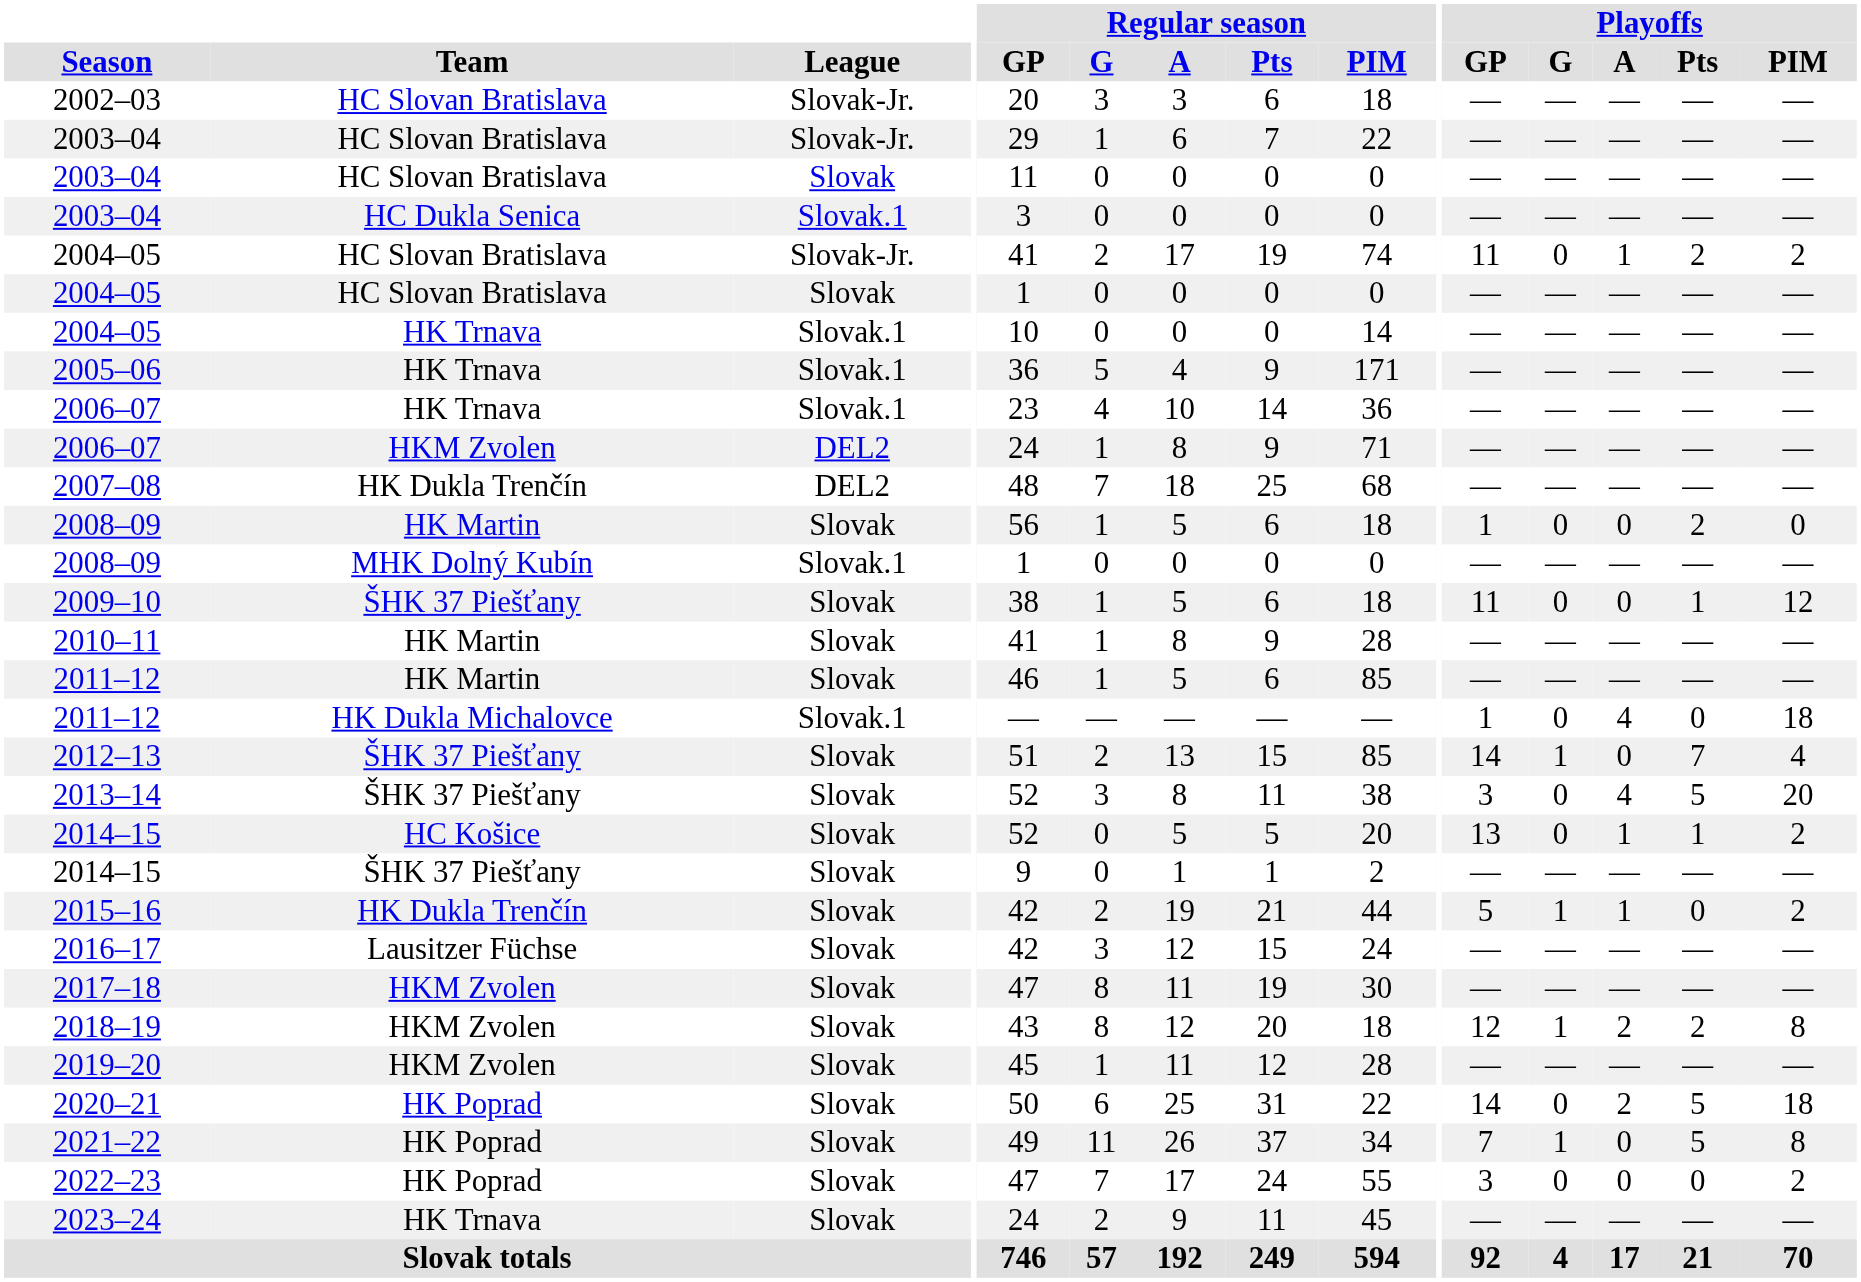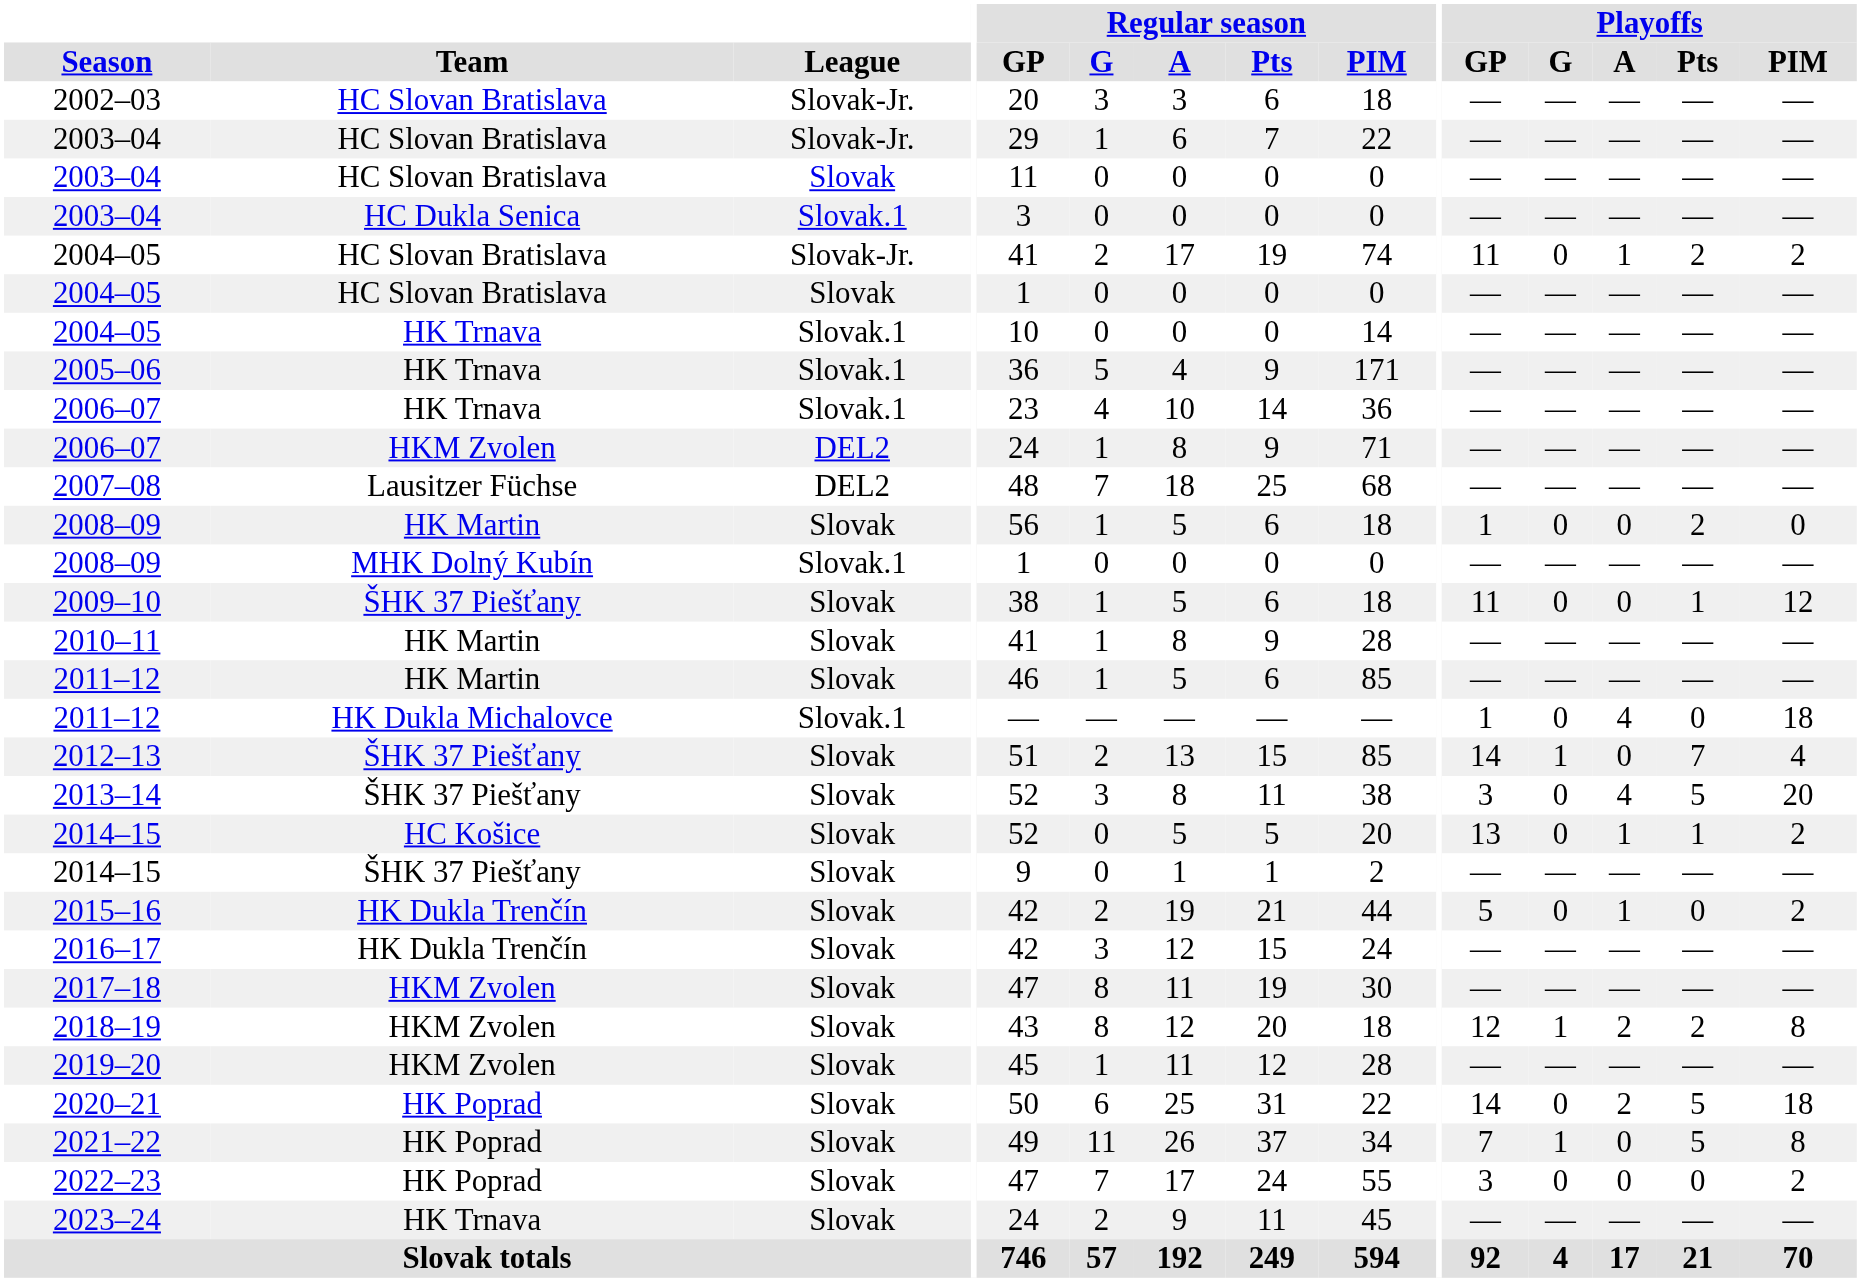(472, 486) HK Dukla Trenčín -> (472, 486) Lausitzer Füchse
(1560, 910) 1 -> (1560, 910) 0
(472, 949) Lausitzer Füchse -> (472, 949) HK Dukla Trenčín
